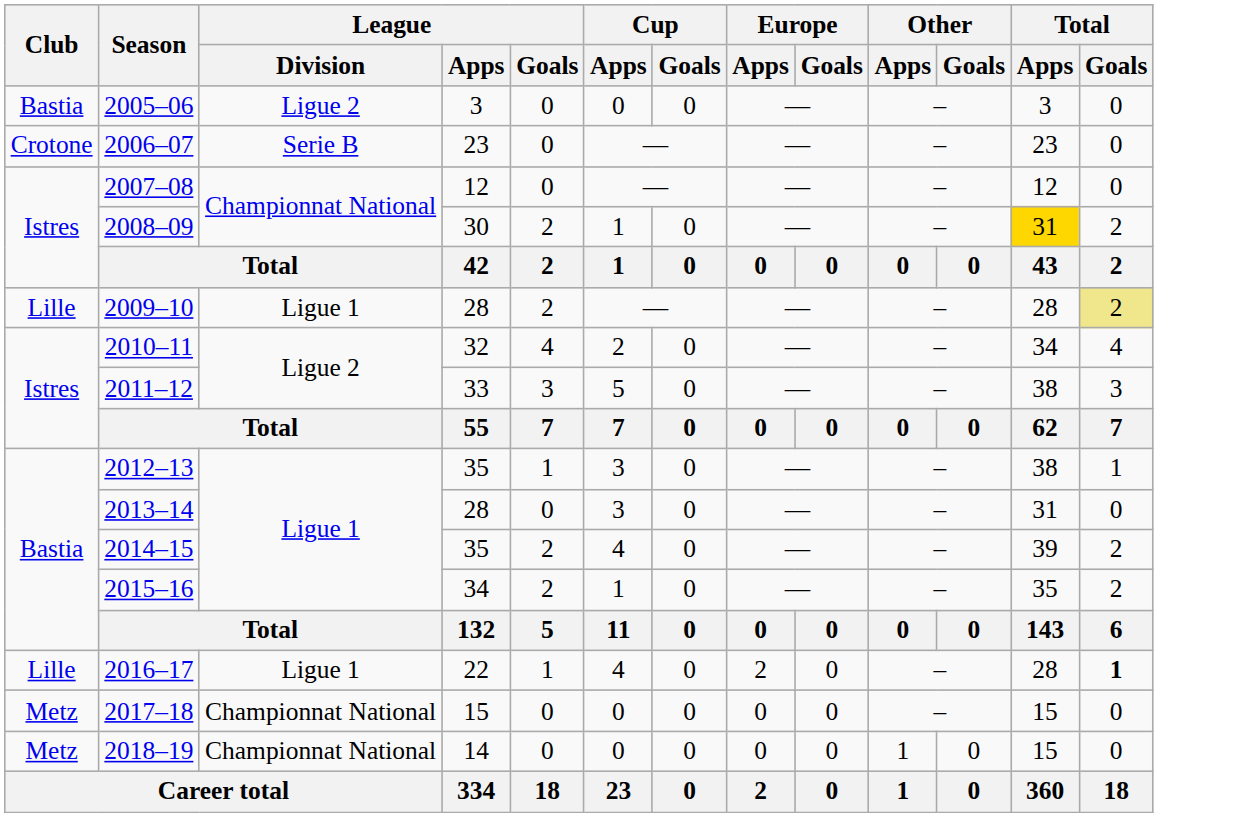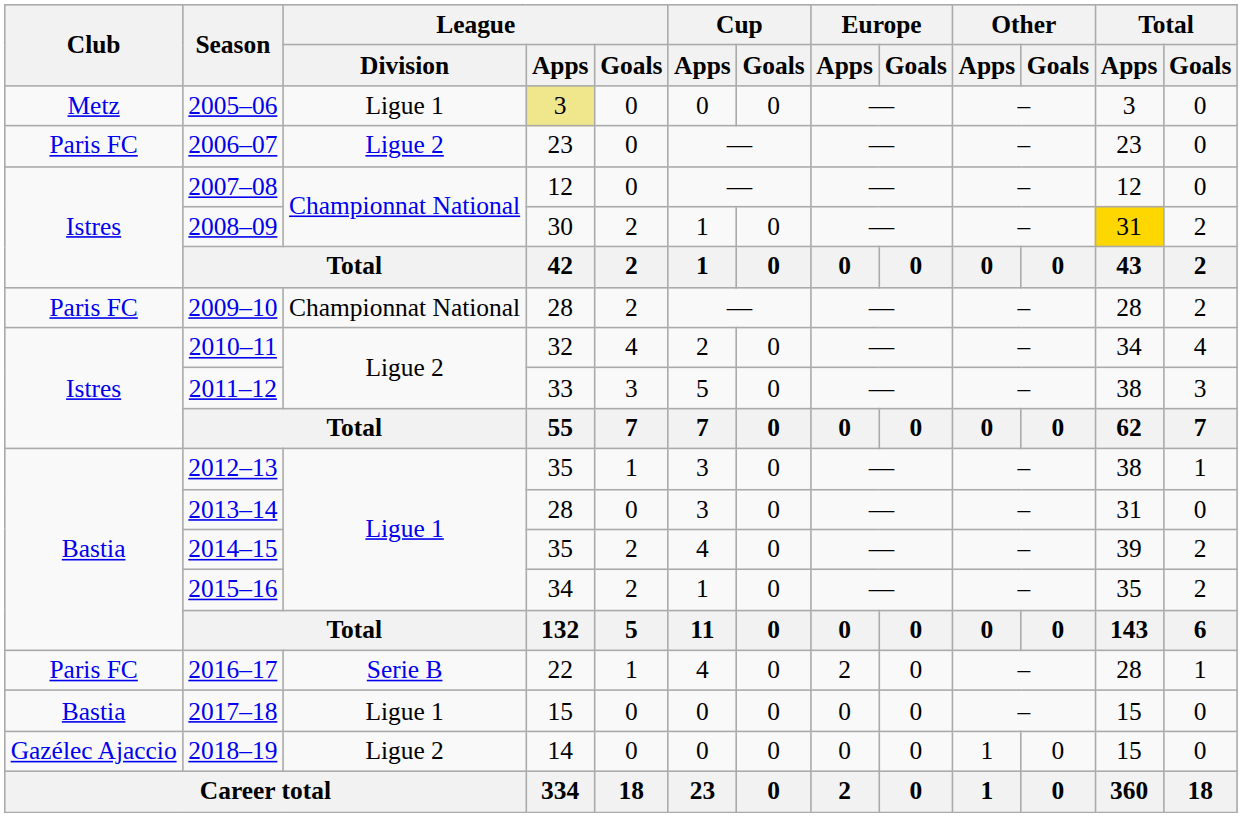(52, 105) Bastia -> (94, 105) Metz
(321, 105) Ligue 2 -> (405, 105) Ligue 1
(476, 105) no background -> (560, 105) khaki background
(52, 145) Crotone -> (94, 145) Paris FC
(321, 145) Serie B -> (405, 145) Ligue 2
(52, 307) Lille -> (94, 307) Paris FC
(321, 307) Ligue 1 -> (405, 307) Championnat National
(1116, 307) khaki background -> (1200, 307) no background
(52, 670) Lille -> (94, 670) Paris FC
(321, 670) Ligue 1 -> (405, 670) Serie B
(1116, 670) bold -> (1200, 670) normal
(52, 710) Metz -> (94, 710) Bastia
(321, 710) Championnat National -> (405, 710) Ligue 1
(52, 750) Metz -> (94, 750) Gazélec Ajaccio
(321, 750) Championnat National -> (405, 750) Ligue 2
